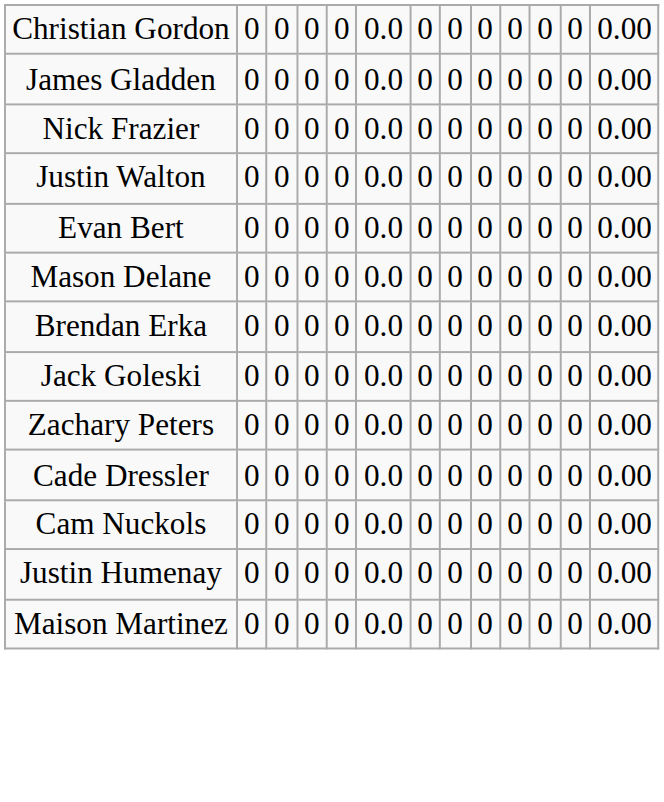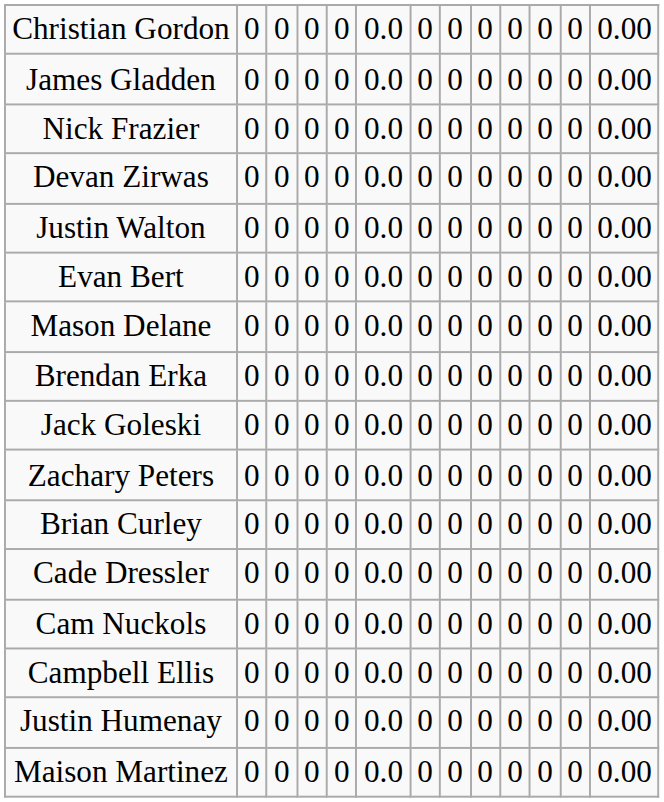+ row: (121, 177)
+ row: (121, 524)
+ row: (121, 672)
